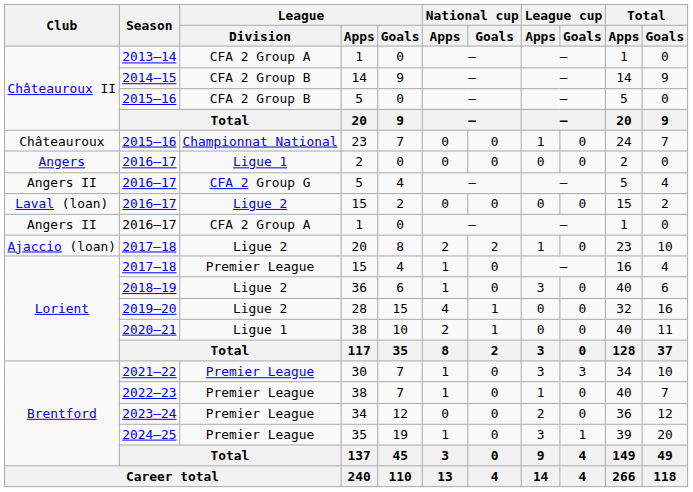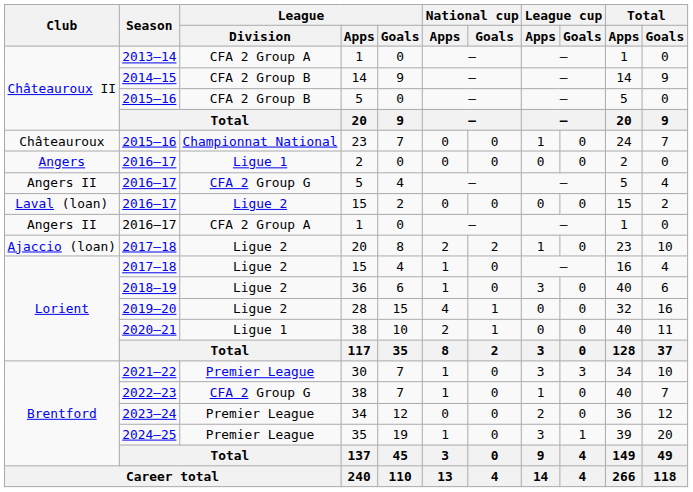(260, 267) Premier League -> (260, 267) Ligue 2
(260, 393) Premier League -> (260, 393) CFA 2 Group G
